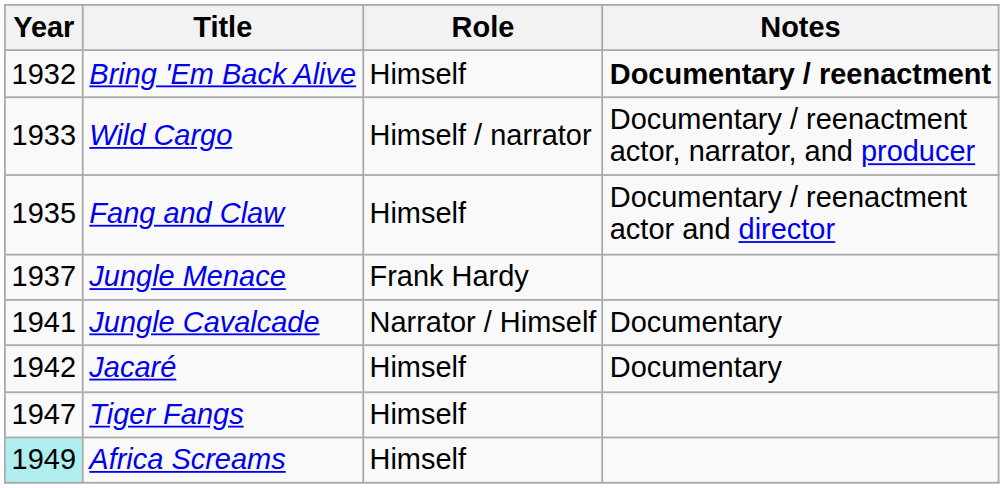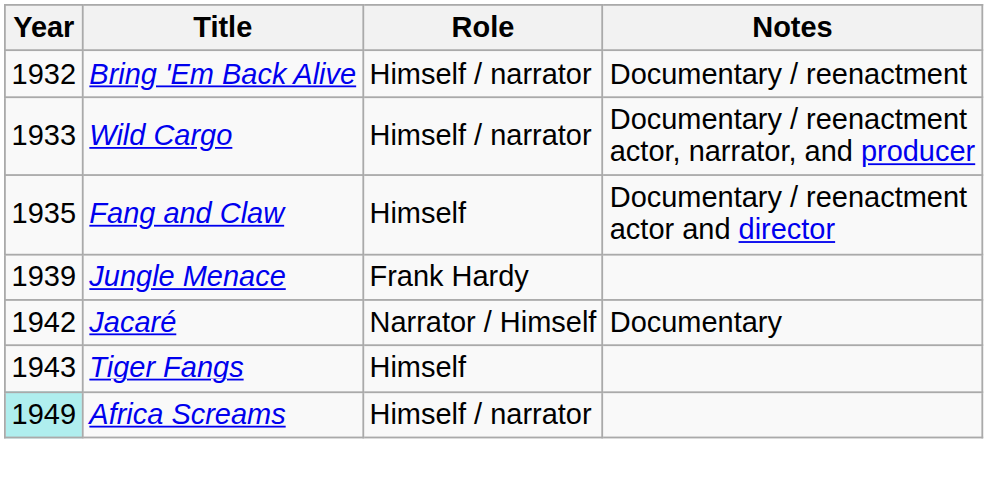(418, 73) Himself -> (481, 73) Himself / narrator
(800, 73) bold -> (788, 73) normal
(44, 276) 1937 -> (44, 276) 1939
- row: (204, 322)
(418, 368) Himself -> (483, 322) Narrator / Himself
(44, 414) 1947 -> (44, 368) 1943
(418, 460) Himself -> (481, 414) Himself / narrator
